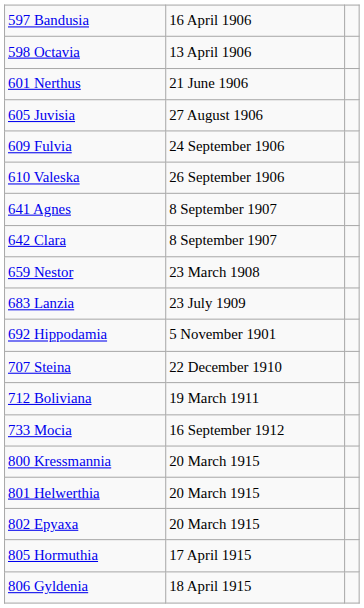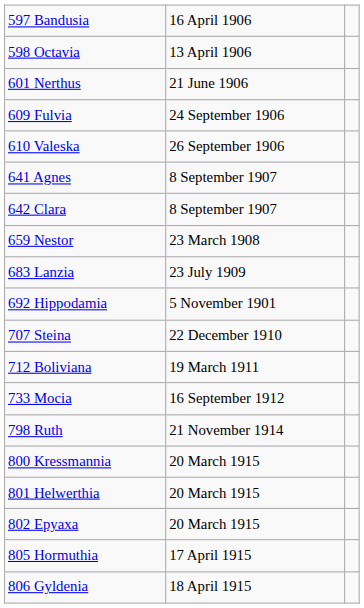- row: (42, 114)
+ row: (35, 429)
